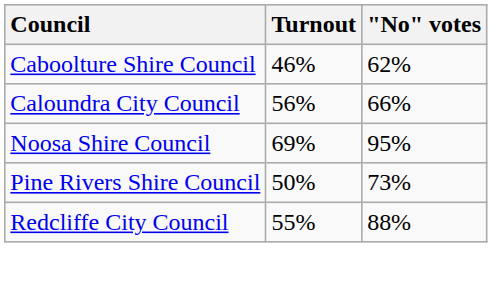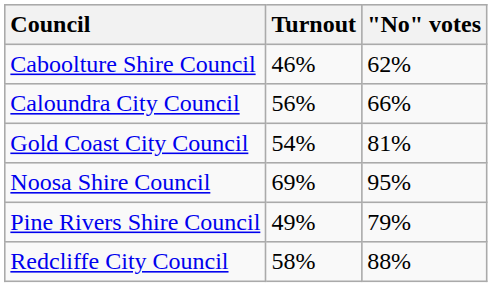+ row: (129, 143)
(293, 182) 50% -> (293, 222) 49%
(389, 182) 73% -> (389, 222) 79%
(293, 222) 55% -> (293, 262) 58%
